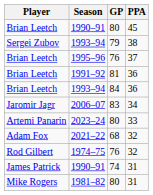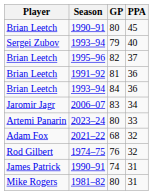(133, 43) 38 -> (133, 43) 40
(114, 58) 76 -> (114, 58) 82
